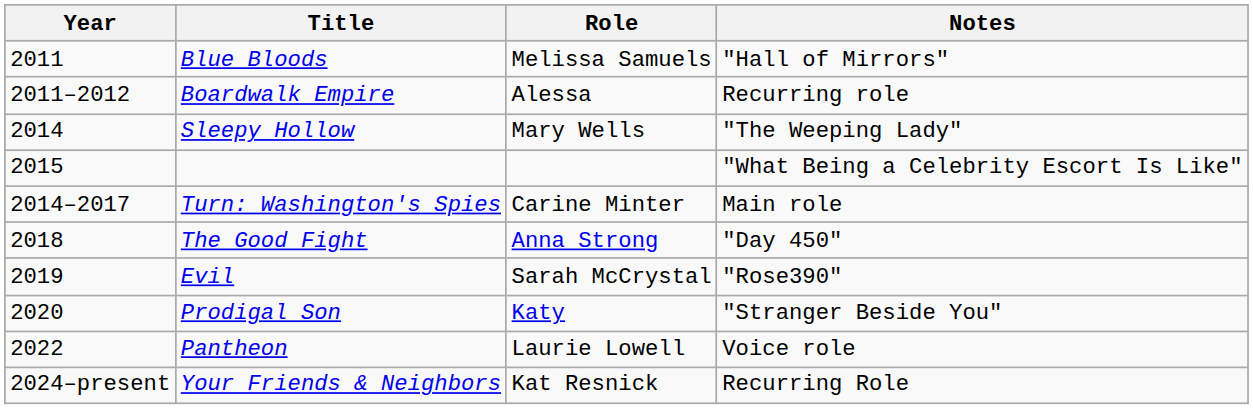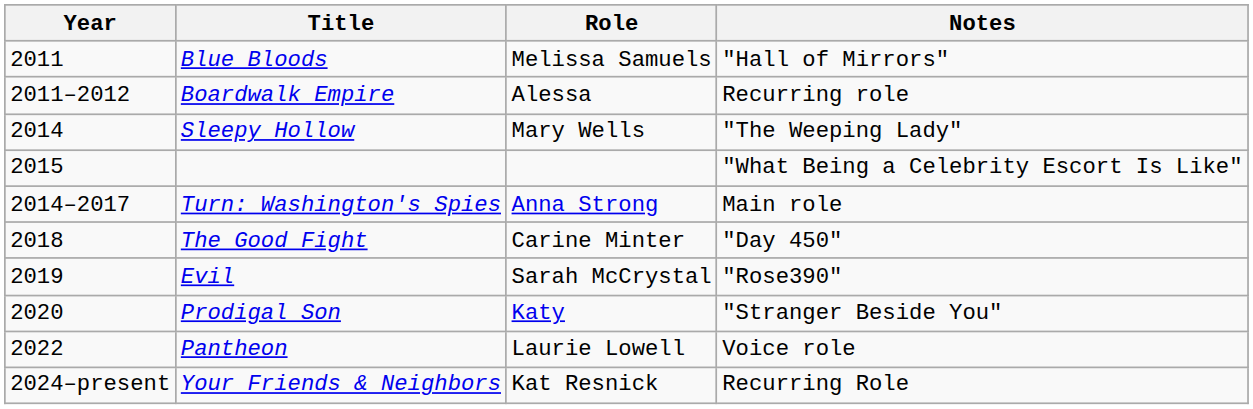(598, 204) Carine Minter -> (585, 204) Anna Strong
(585, 240) Anna Strong -> (598, 240) Carine Minter
